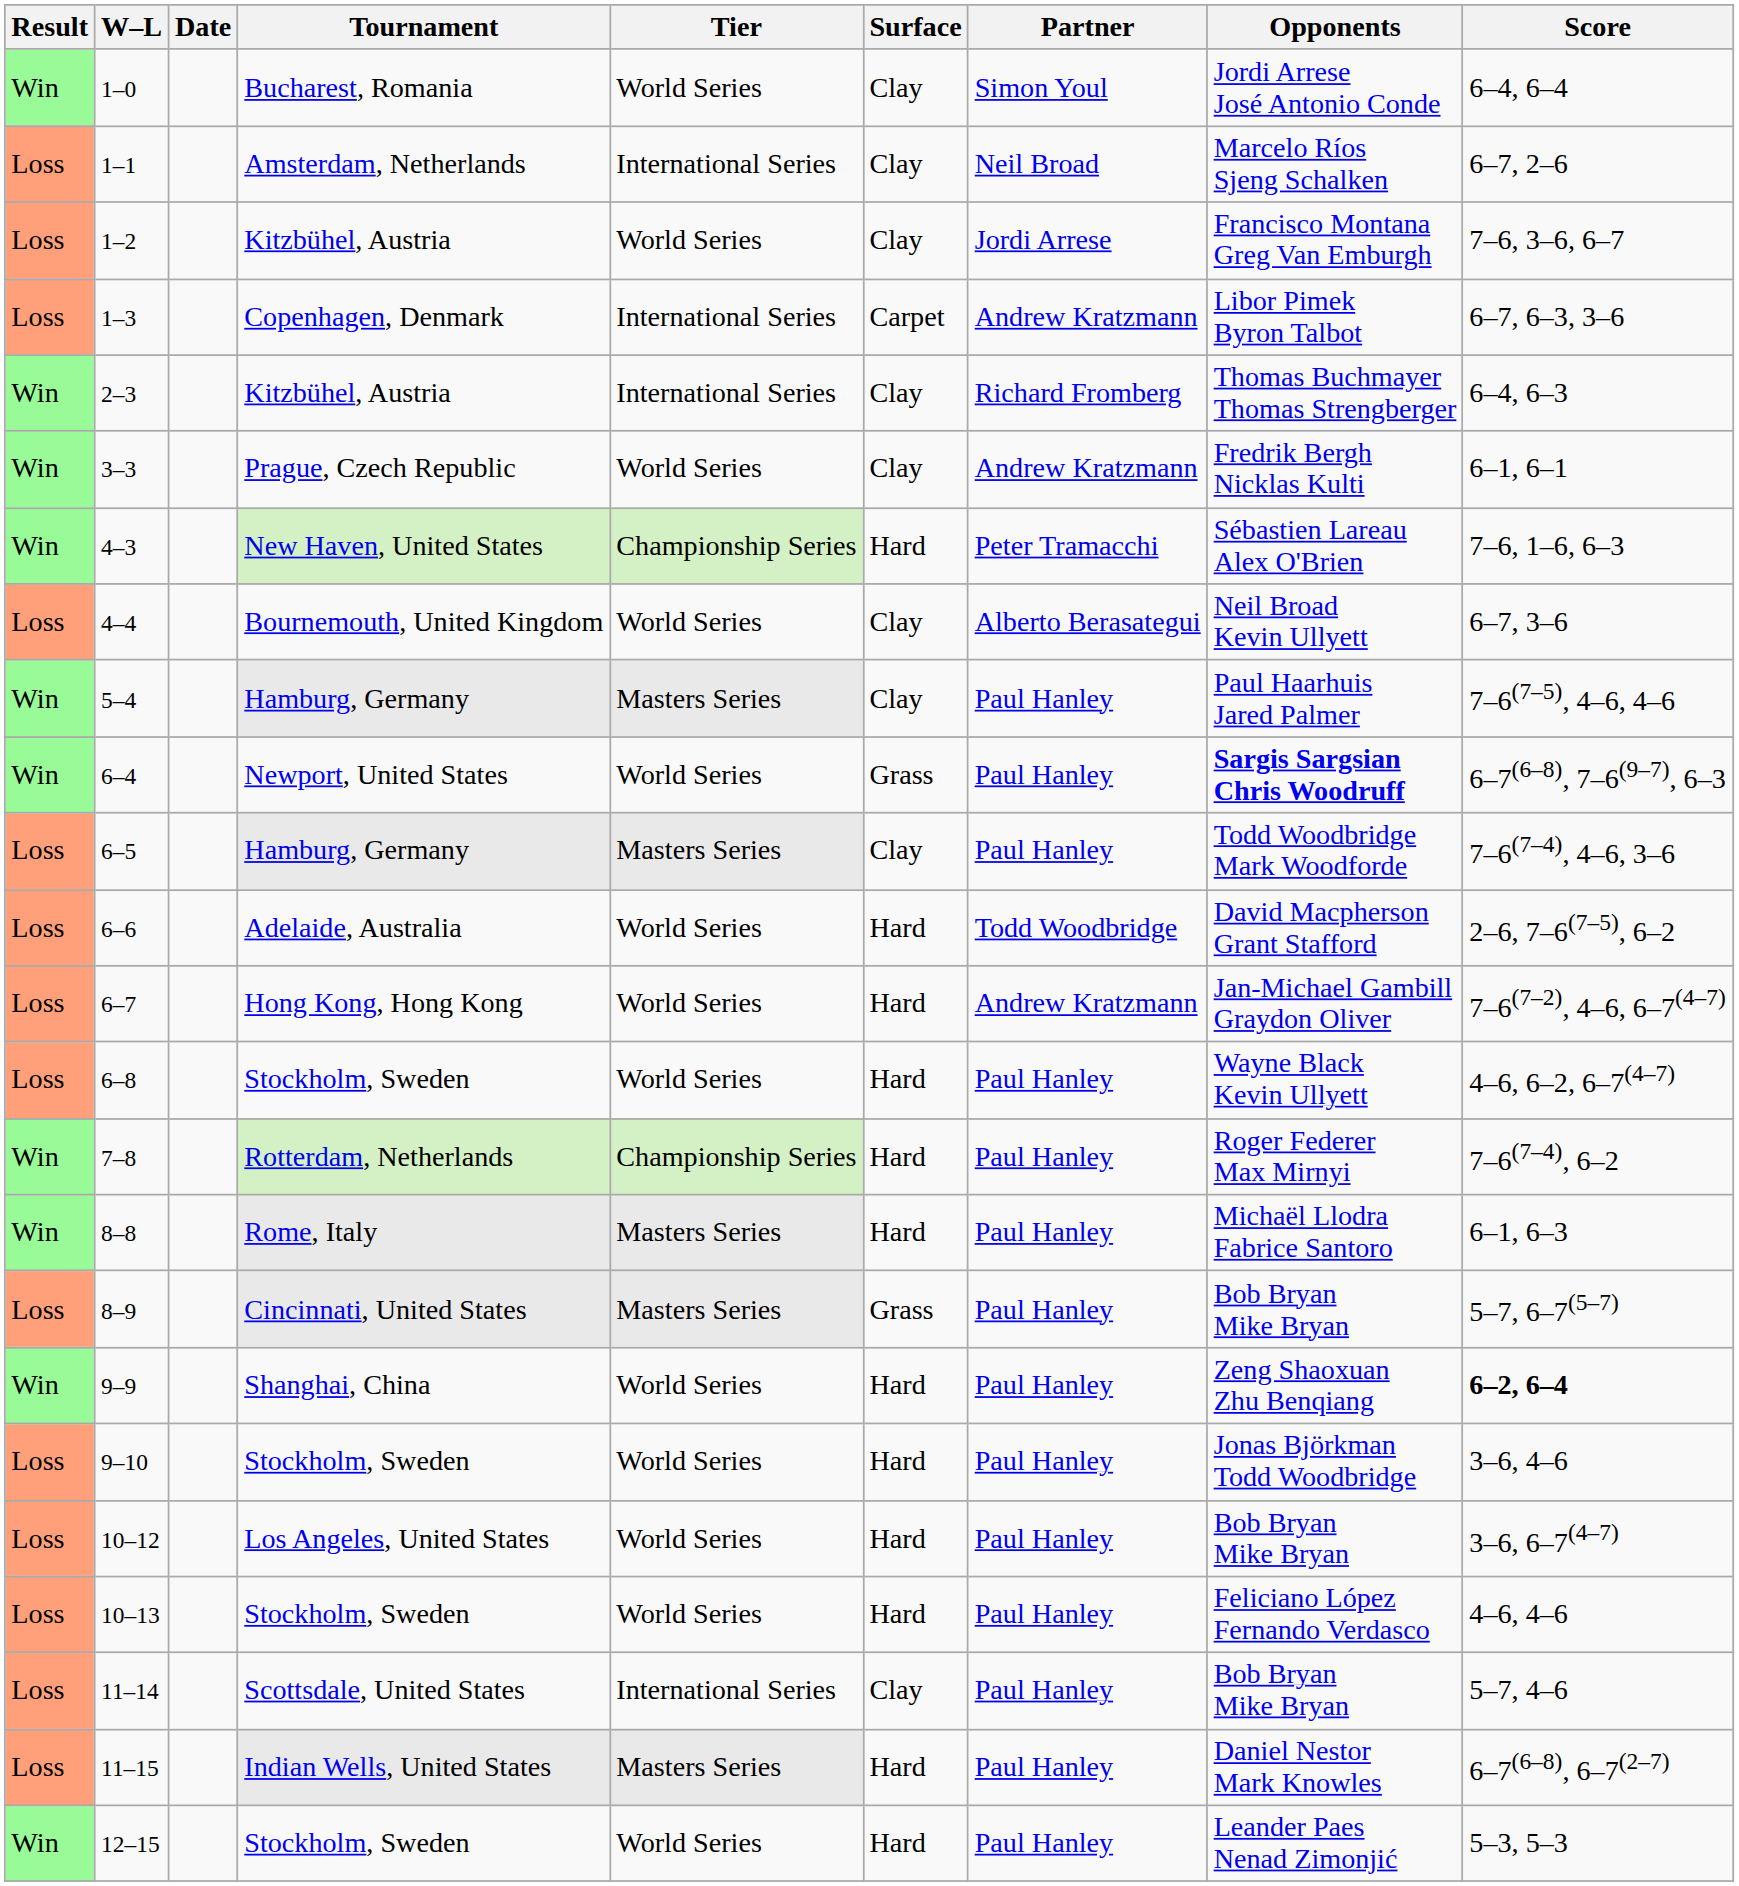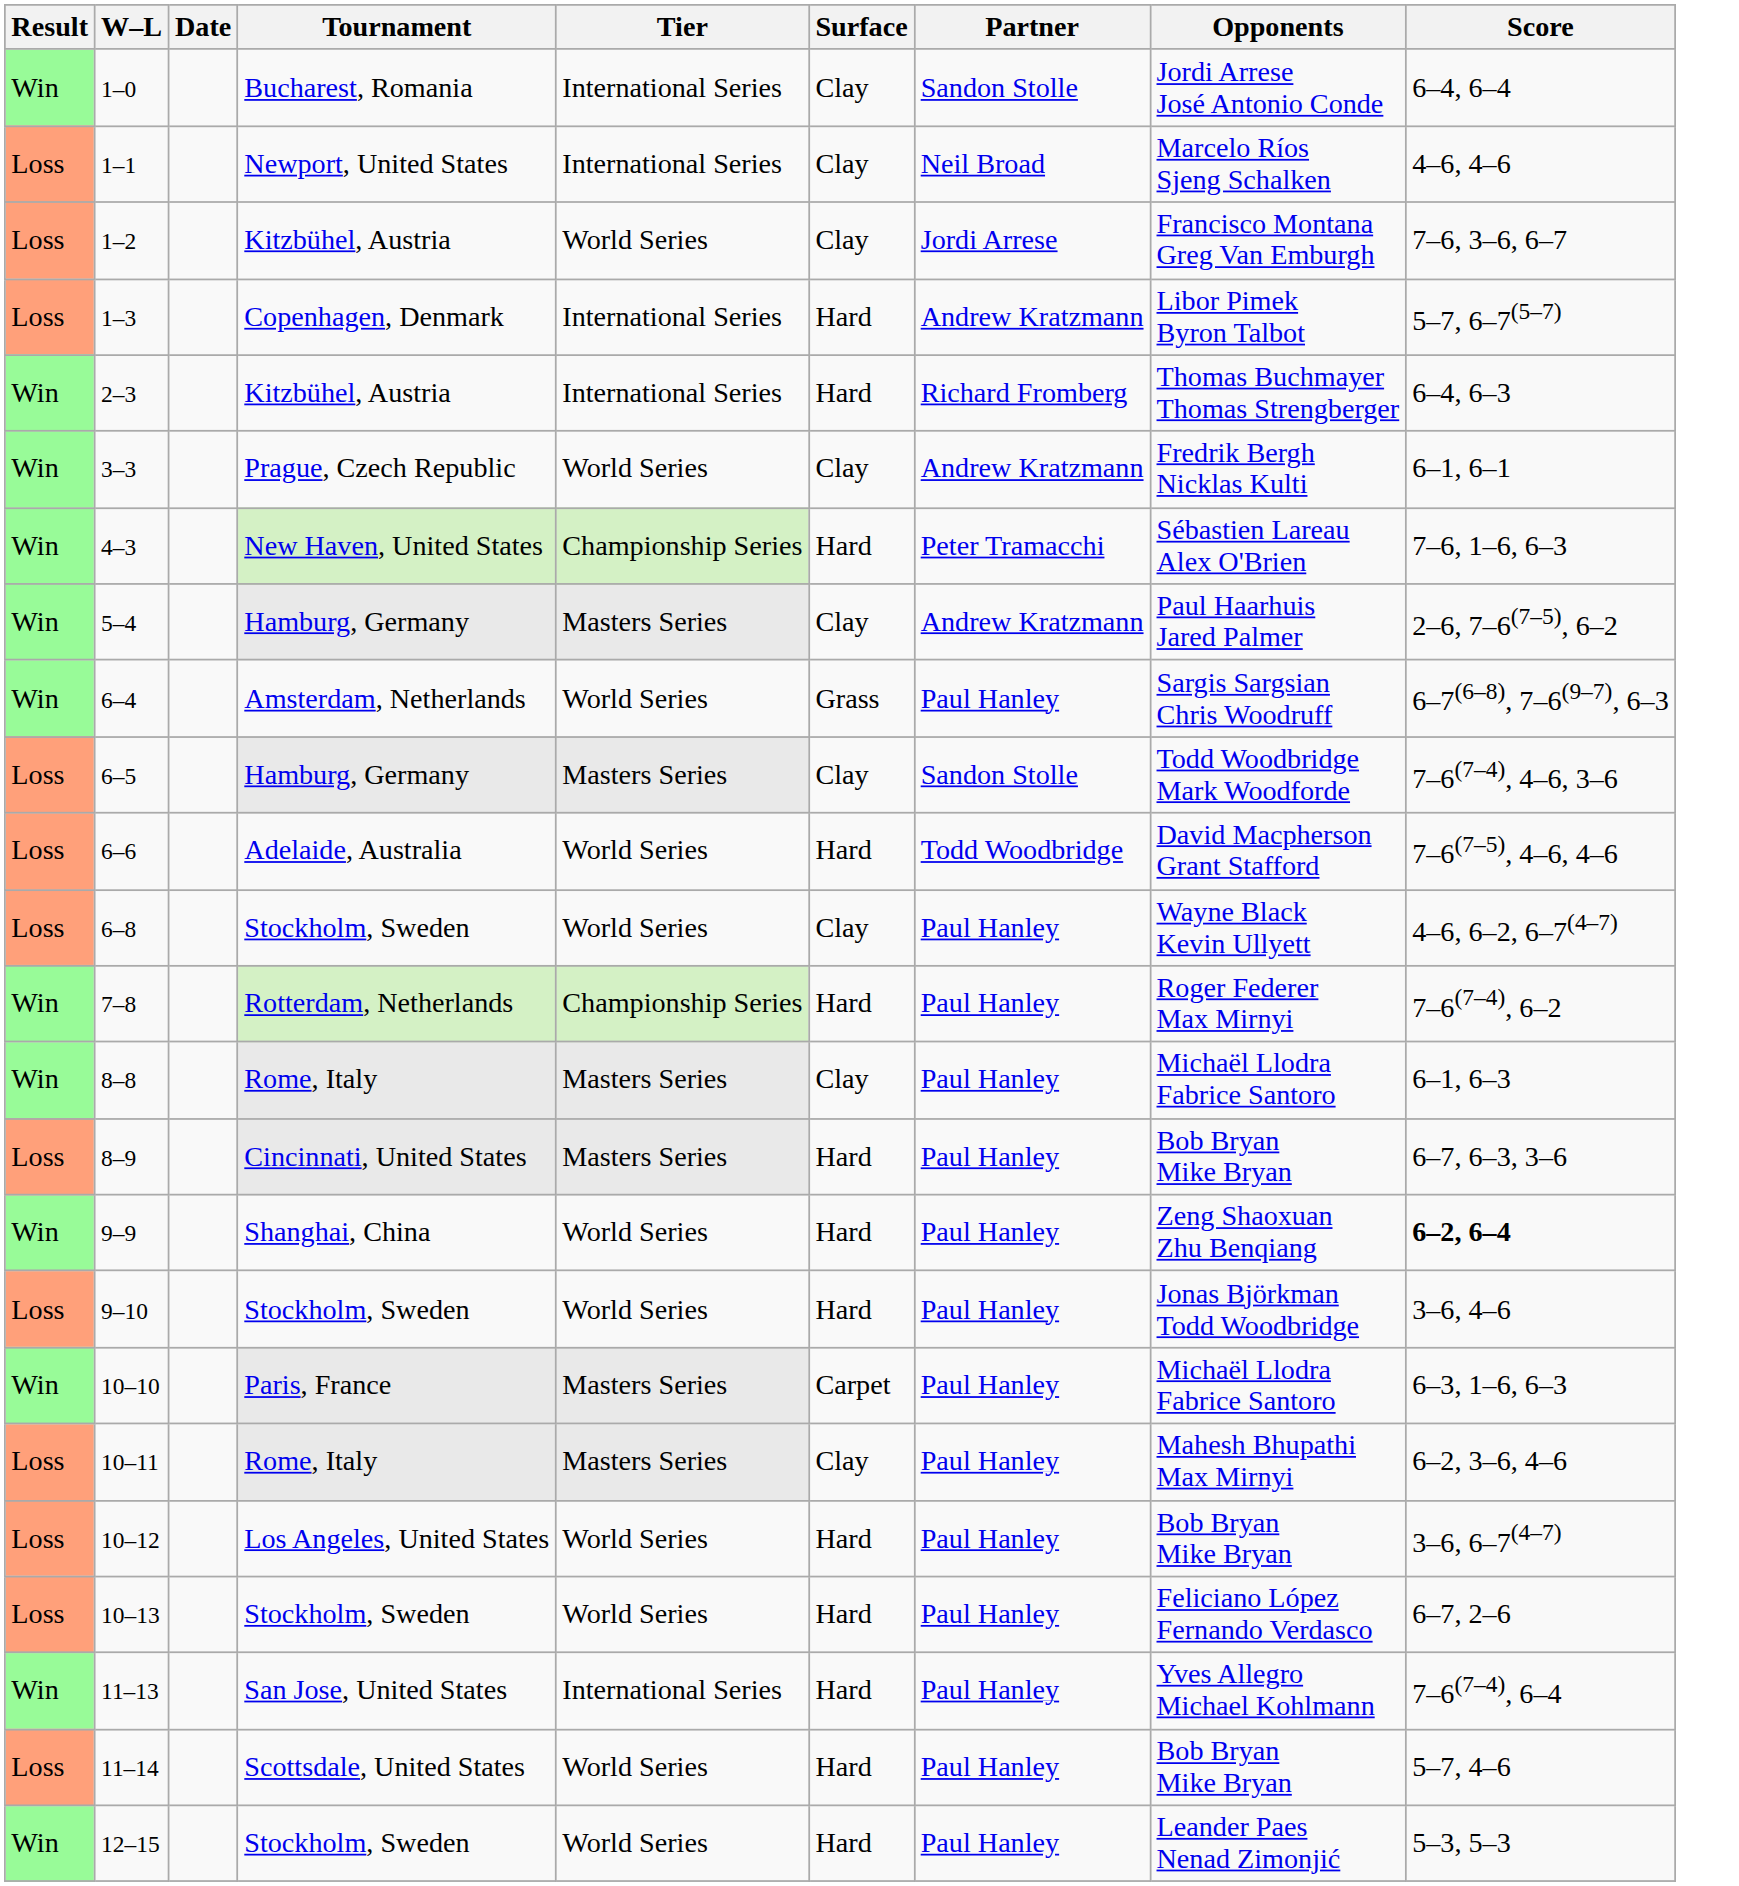(689, 87) World Series -> (672, 87) International Series
(1041, 87) Simon Youl -> (999, 87) Sandon Stolle
(385, 163) Amsterdam, Netherlands -> (376, 163) Newport, United States
(1519, 163) 6–7, 2–6 -> (1461, 163) 4–6, 4–6
(907, 316) Carpet -> (844, 316) Hard
(1547, 316) 6–7, 6–3, 3–6 -> (1487, 316) 5–7, 6–7(5–7)
(896, 392) Clay -> (844, 392) Hard
- row: (119, 623)
(1044, 698) Paul Hanley -> (1032, 621) Andrew Kratzmann
(1572, 698) 7–6(7–5), 4–6, 4–6 -> (1515, 621) 2–6, 7–6(7–5), 6–2
(376, 774) Newport, United States -> (385, 698) Amsterdam, Netherlands
(1309, 774) bold -> (1244, 698) normal
(1044, 850) Paul Hanley -> (999, 774) Sandon Stolle
(1572, 927) 2–6, 7–6(7–5), 6–2 -> (1515, 850) 7–6(7–5), 4–6, 4–6
- row: (119, 1005)
(898, 1079) Hard -> (842, 927) Clay
(898, 1232) Hard -> (842, 1079) Clay
(901, 1308) Grass -> (844, 1156) Hard
(1544, 1308) 5–7, 6–7(5–7) -> (1490, 1156) 6–7, 6–3, 3–6
+ row: (130, 1386)
+ row: (130, 1463)
(1519, 1614) 4–6, 4–6 -> (1461, 1614) 6–7, 2–6
+ row: (130, 1692)
(726, 1690) International Series -> (635, 1766) World Series
(896, 1690) Clay -> (844, 1766) Hard
- row: (130, 1768)
